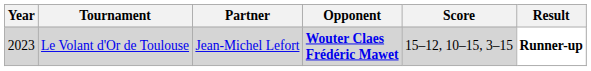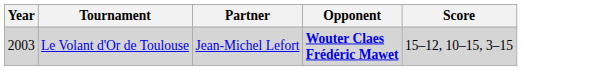- column: (551, 16)
(21, 46) 2023 -> (21, 46) 2003
